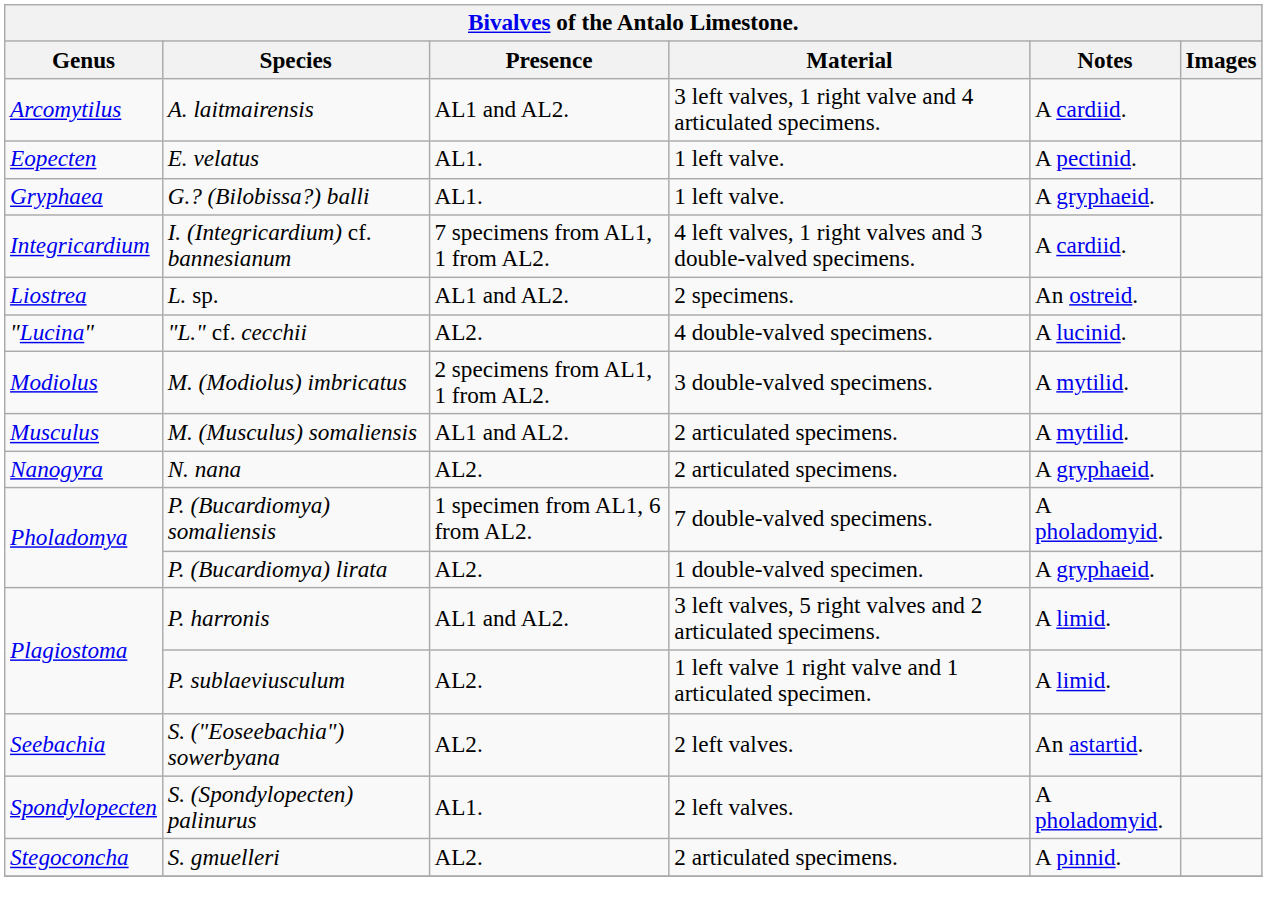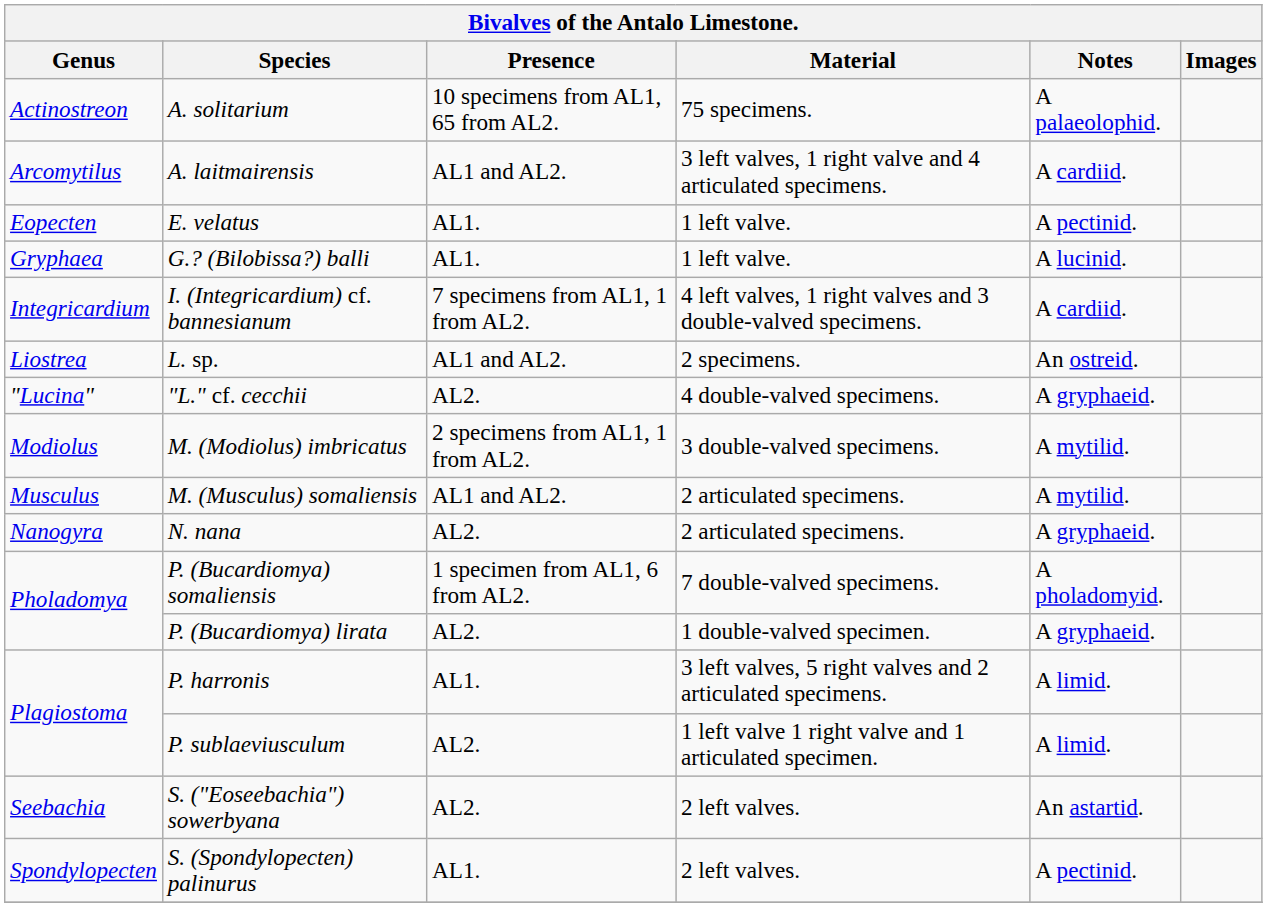+ row: (228, 109)
(1095, 196) A gryphaeid. -> (1081, 259) A lucinid.
(1081, 332) A lucinid. -> (1095, 395) A gryphaeid.
(502, 618) AL1 and AL2. -> (456, 681) AL1.
(1099, 807) A pholadomyid. -> (1086, 870) A pectinid.
- row: (224, 857)
